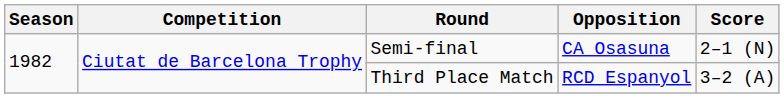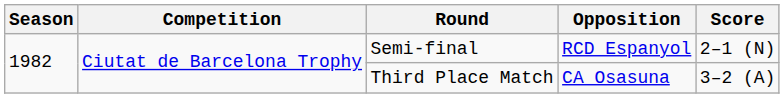(616, 49) CA Osasuna -> (627, 49) RCD Espanyol
(627, 78) RCD Espanyol -> (616, 78) CA Osasuna
